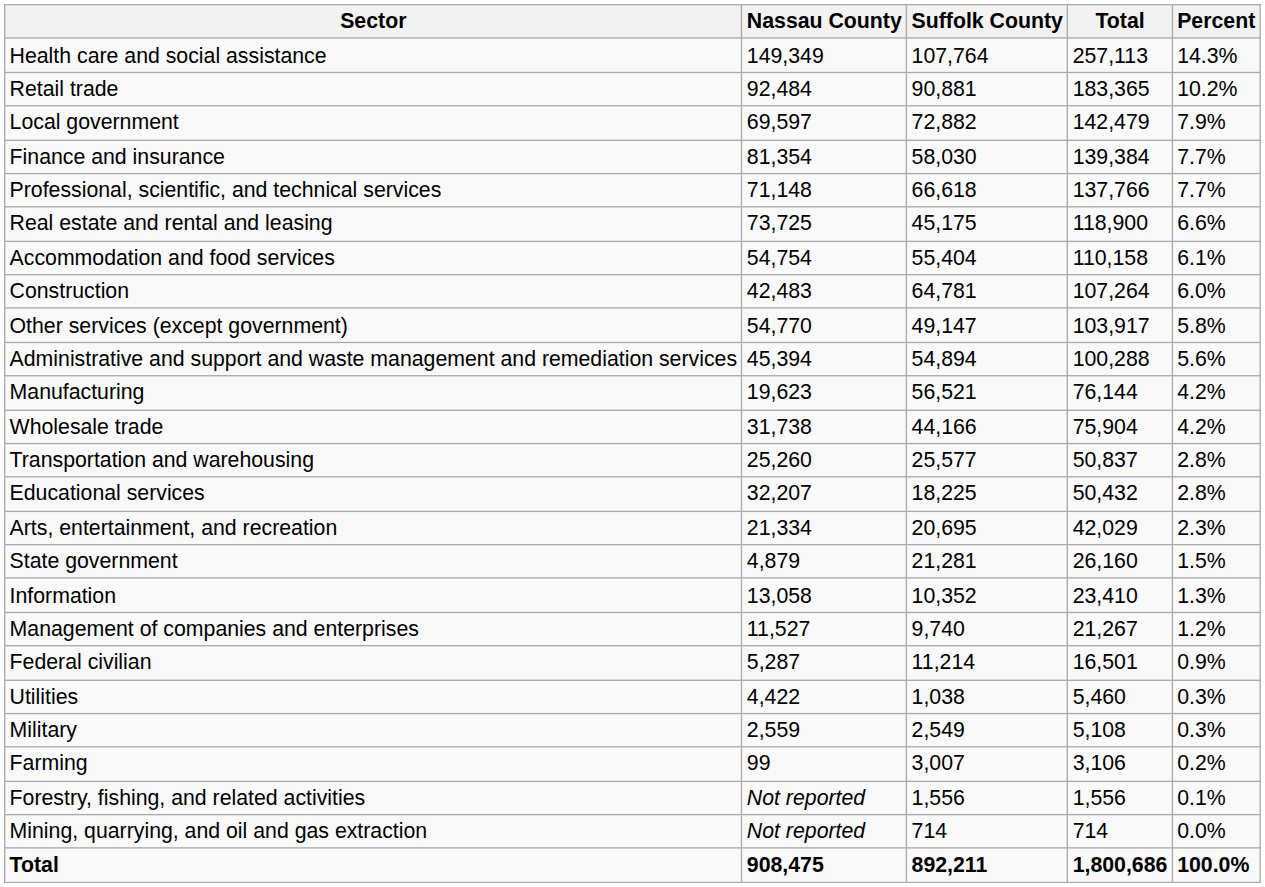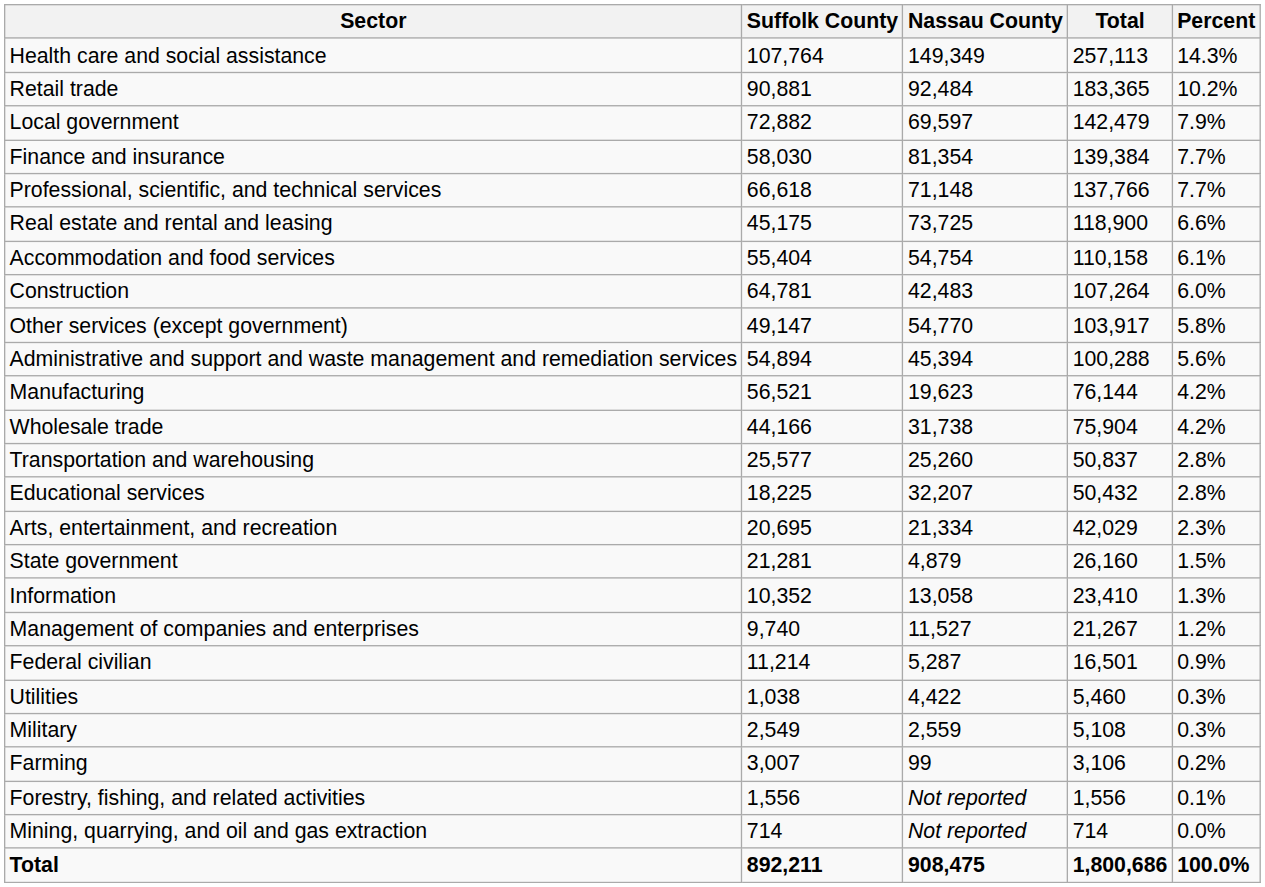columns swapped: (824, 21) <-> (987, 21)
